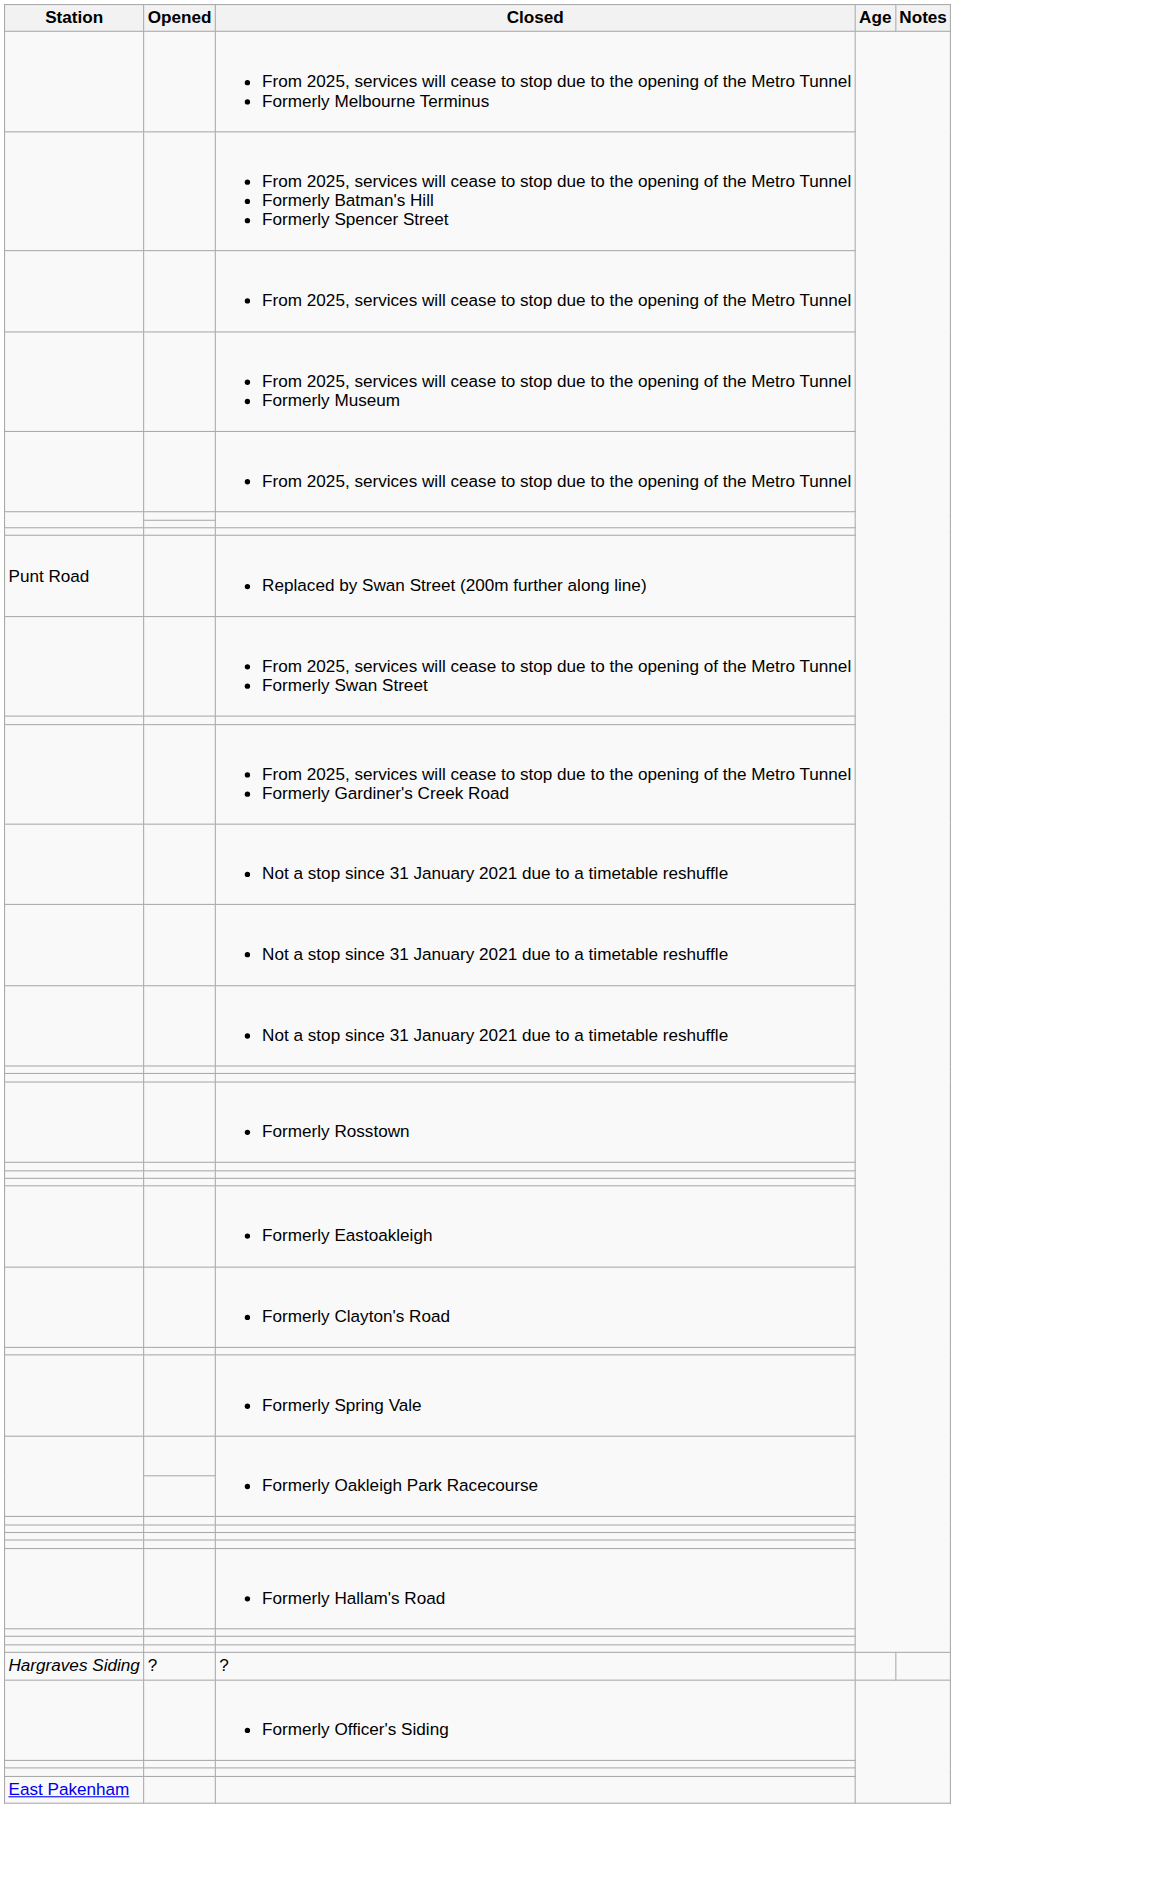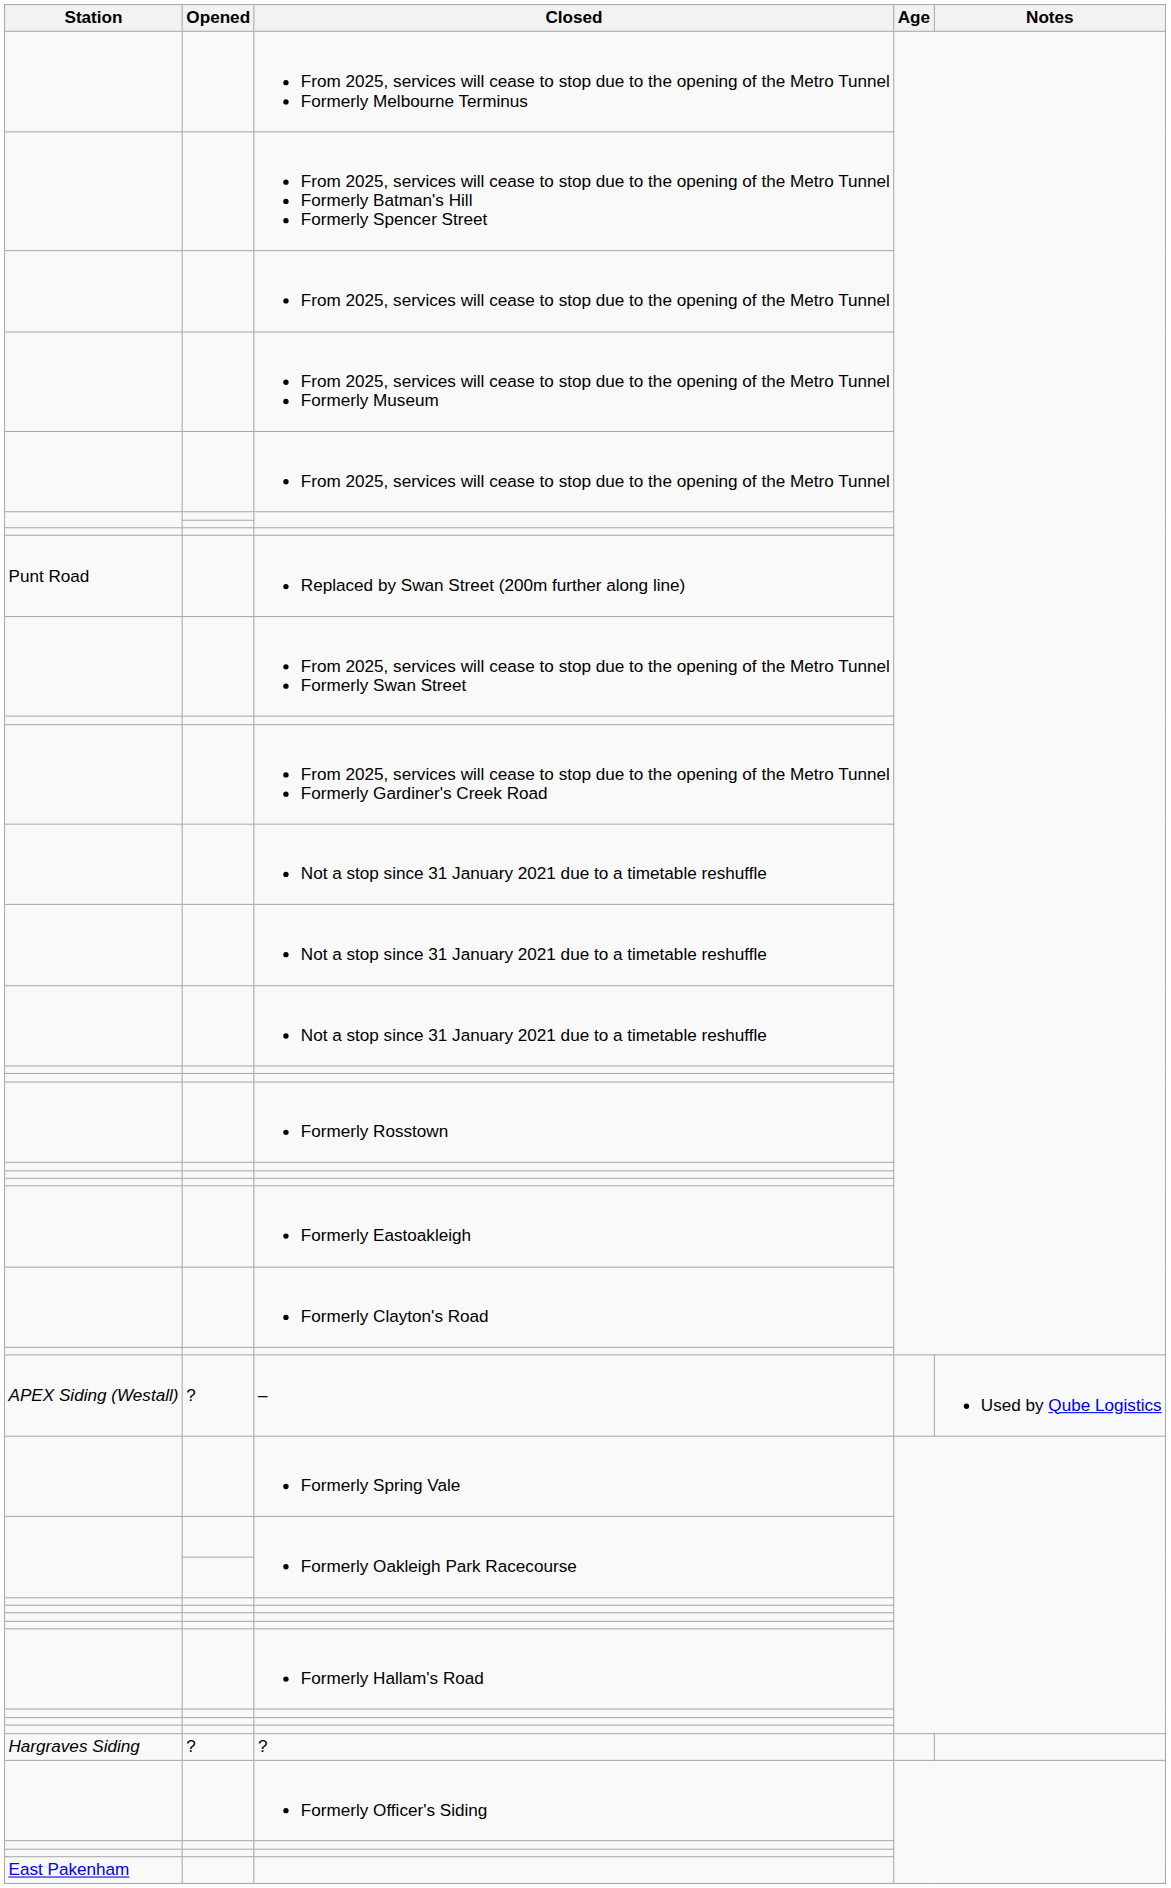+ row: (93, 1395)
